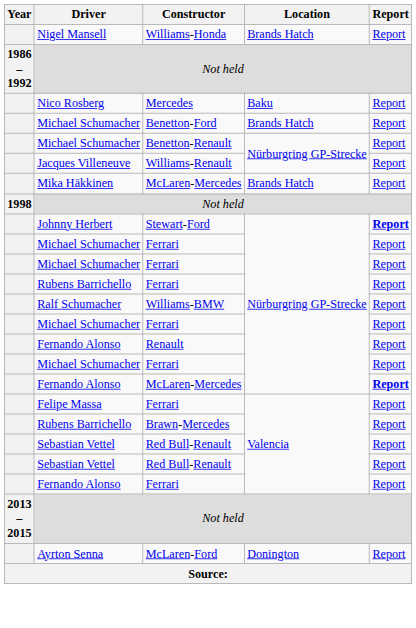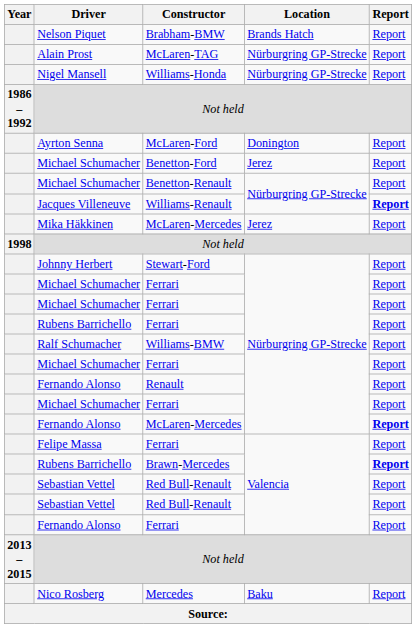+ row: (71, 34)
+ row: (65, 54)
(280, 34) Brands Hatch -> (307, 74) Nürburgring GP-Strecke
rows swapped: (70, 553) <-> (71, 103)
(280, 123) Brands Hatch -> (260, 163) Jerez
(389, 163) normal -> (391, 203) bold
(280, 183) Brands Hatch -> (260, 223) Jerez
(391, 223) bold -> (389, 264) normal
(389, 424) normal -> (391, 464) bold
